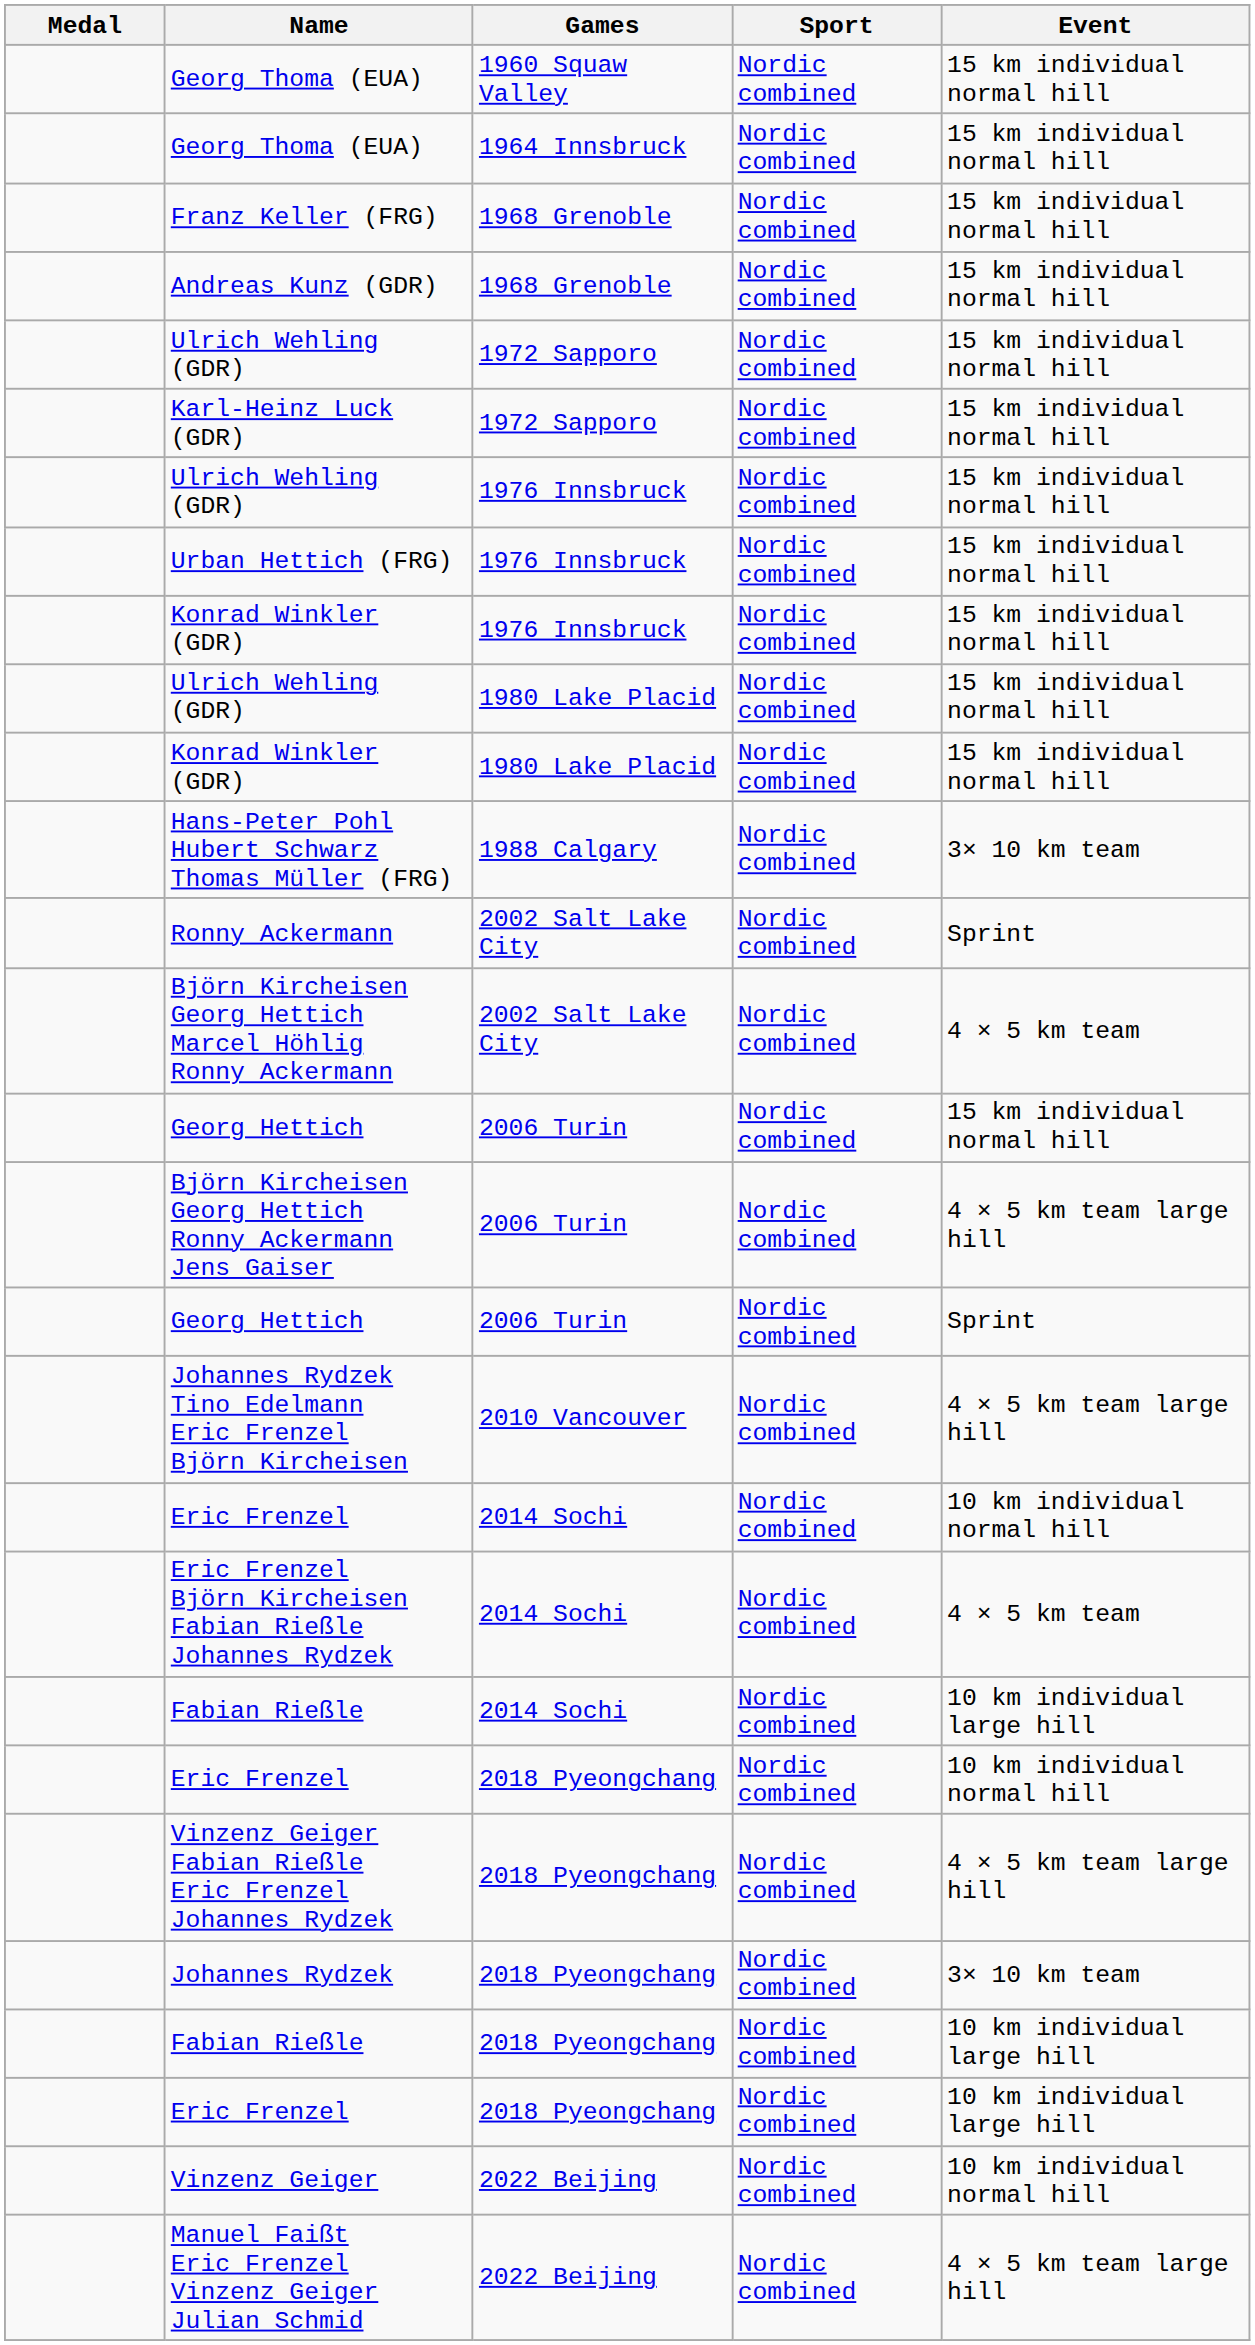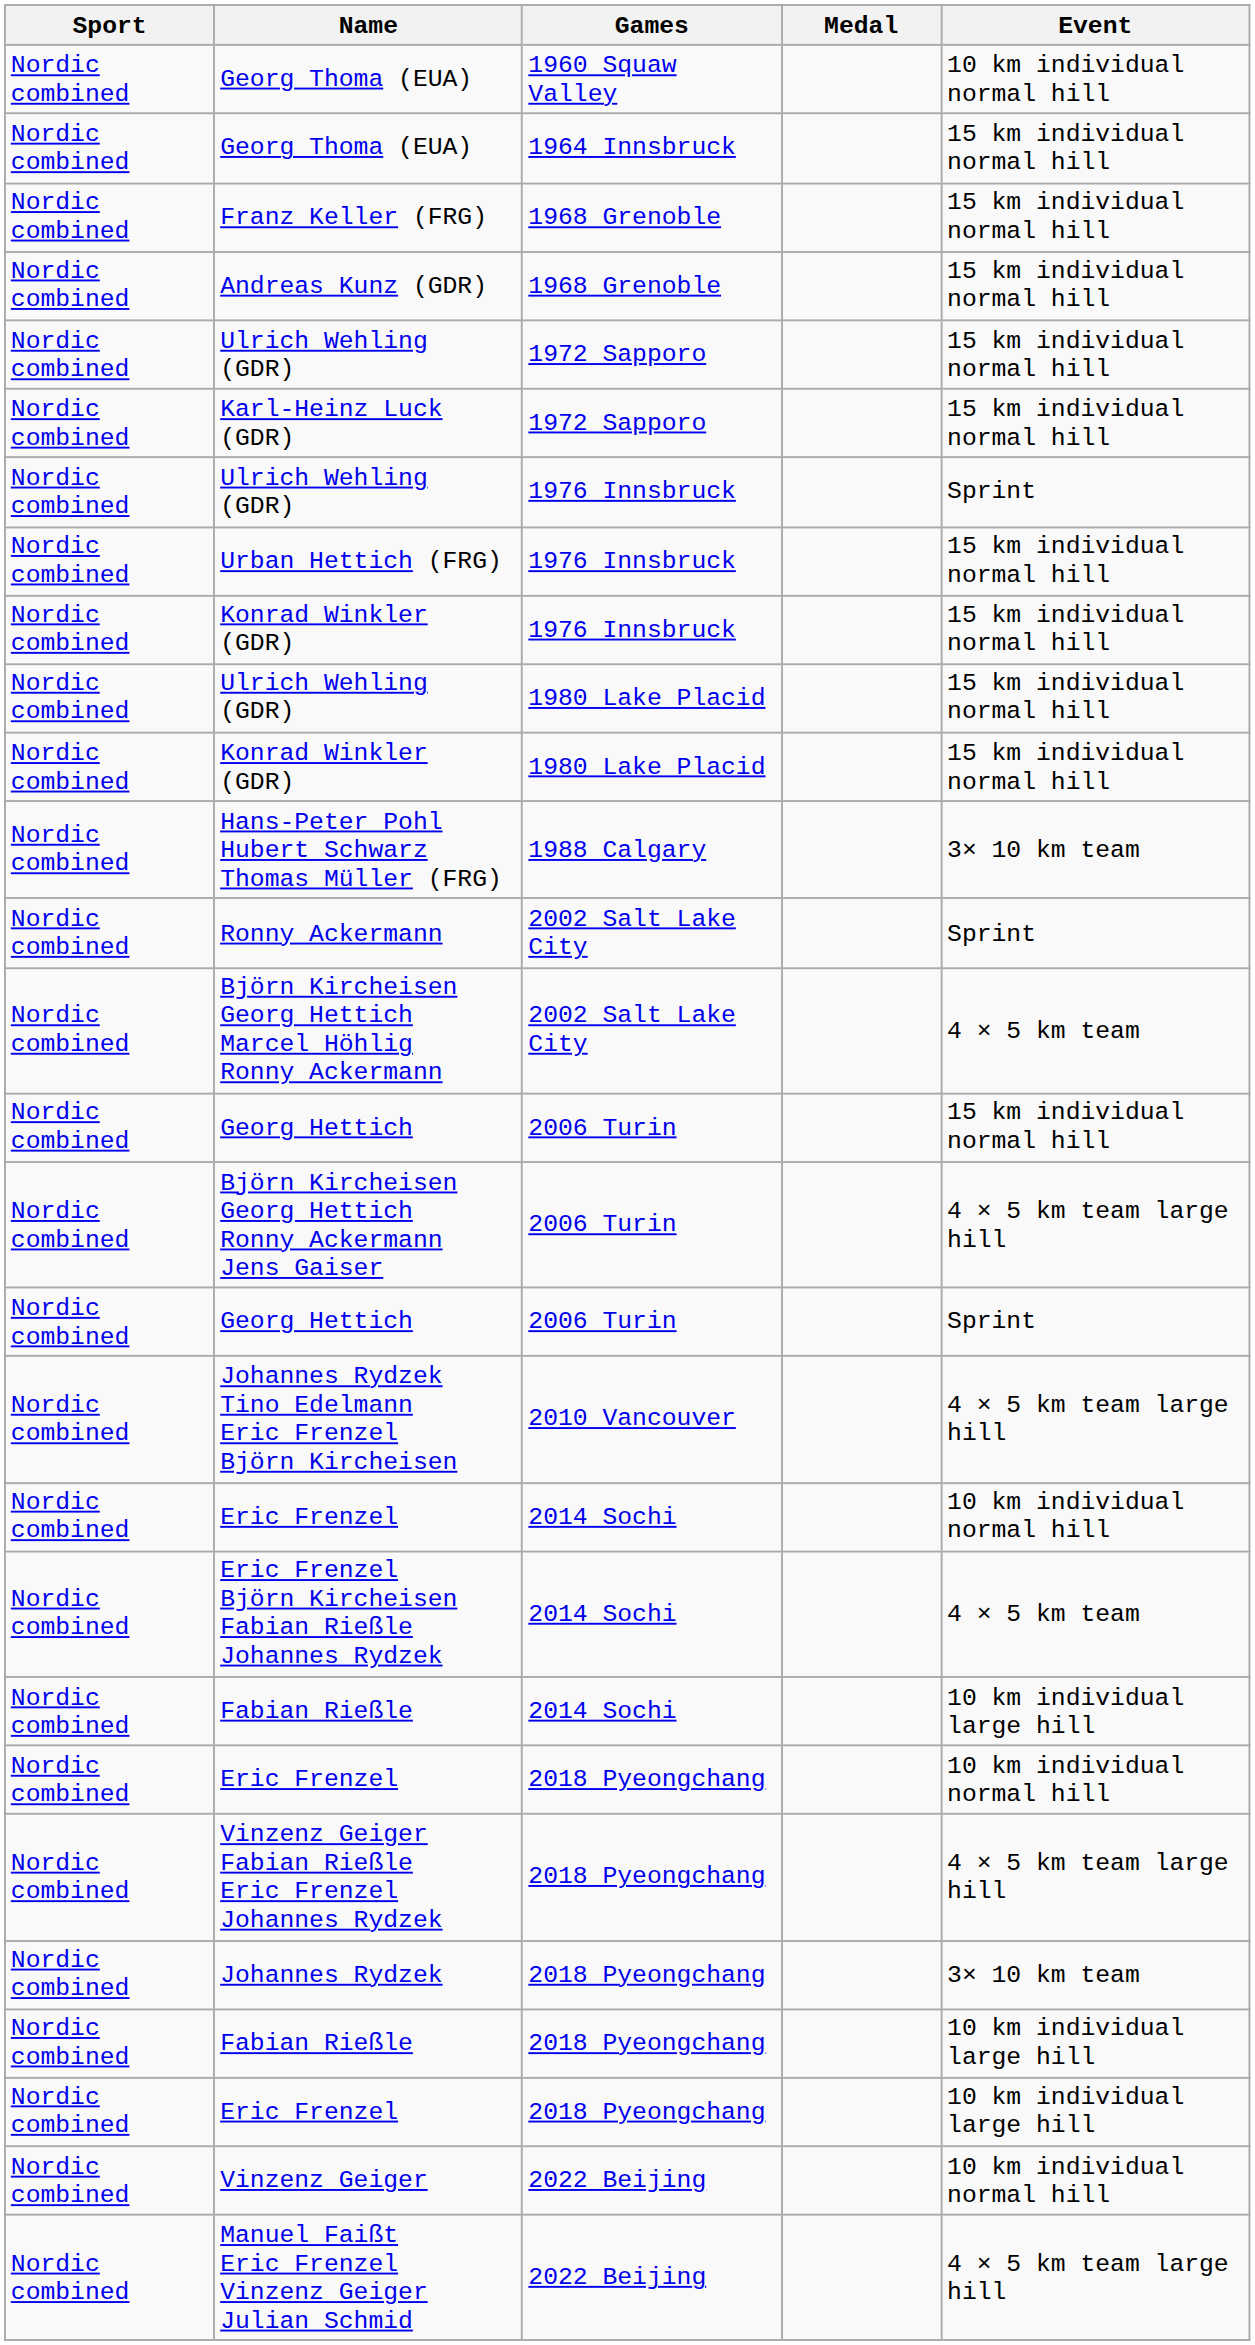columns swapped: (85, 25) <-> (836, 25)
(1066, 80) 15 km individual normal hill -> (1066, 80) 10 km individual normal hill
(1066, 492) 15 km individual normal hill -> (992, 492) Sprint
